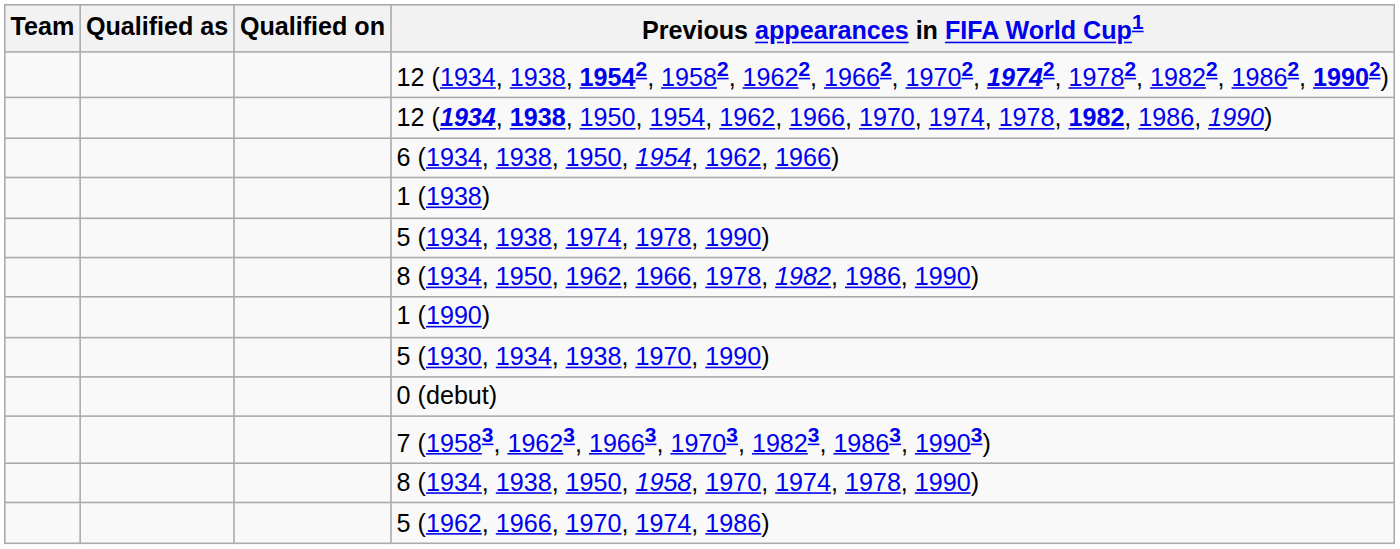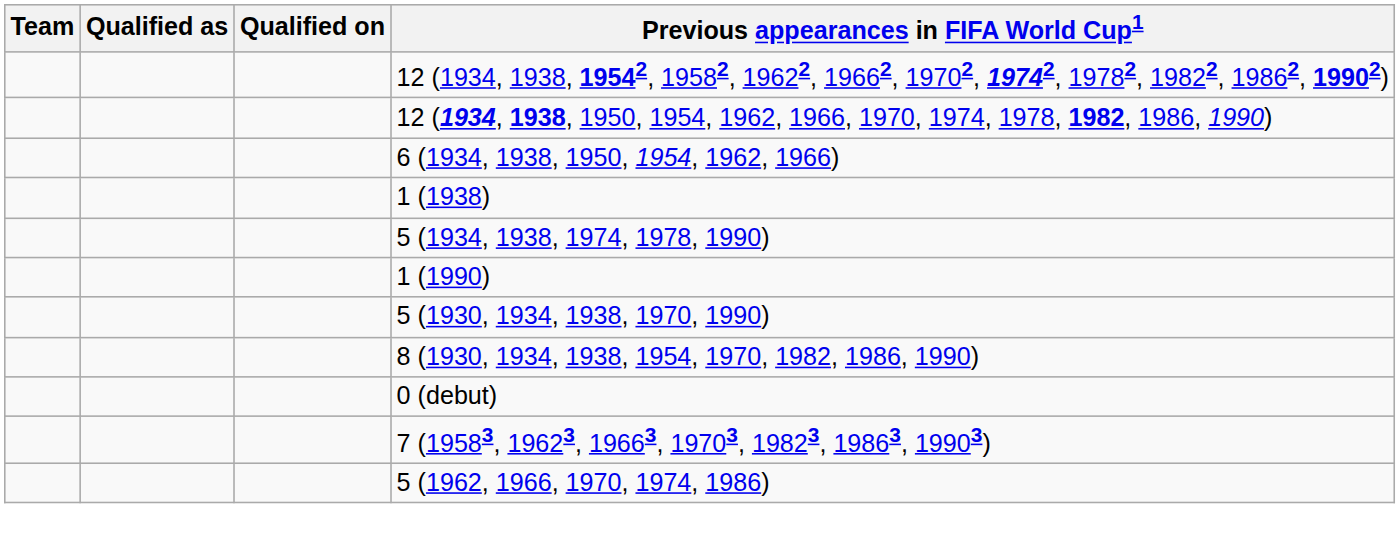- row: (688, 277)
+ row: (688, 356)
- row: (688, 483)
